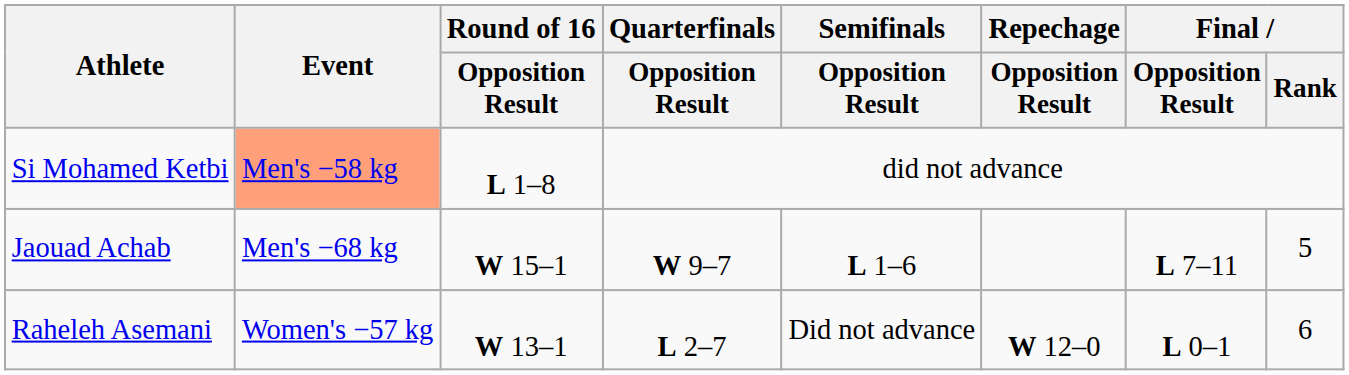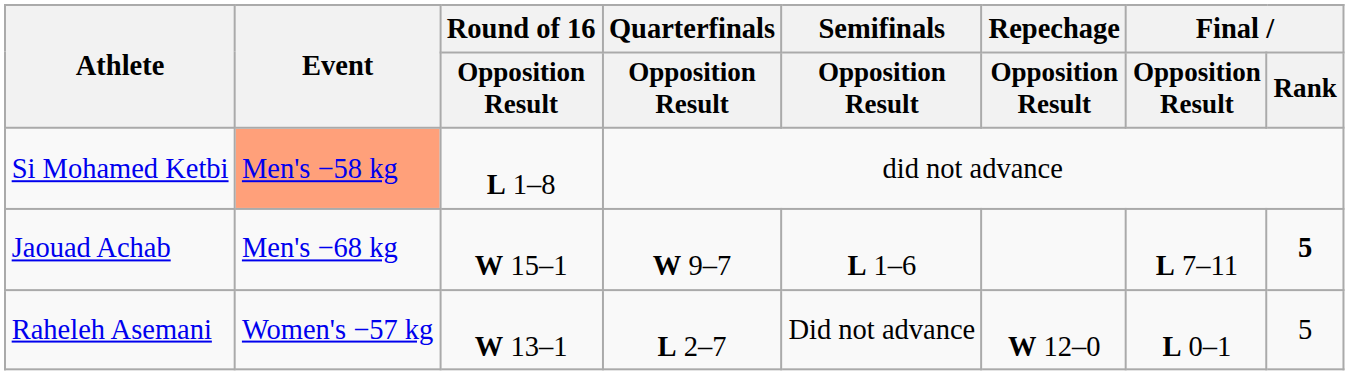(1305, 249) normal -> (1305, 249) bold
(1305, 329) 6 -> (1305, 329) 5
